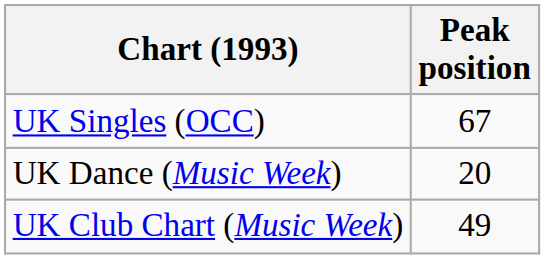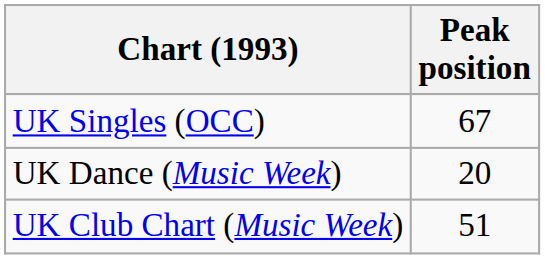(475, 225) 49 -> (475, 225) 51
